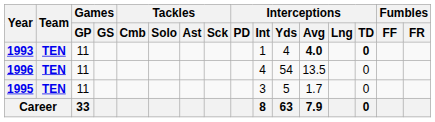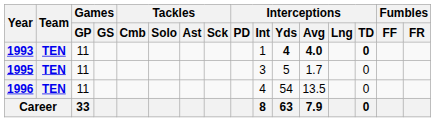(286, 51) normal -> (286, 51) bold
rows swapped: (20, 88) <-> (20, 70)
